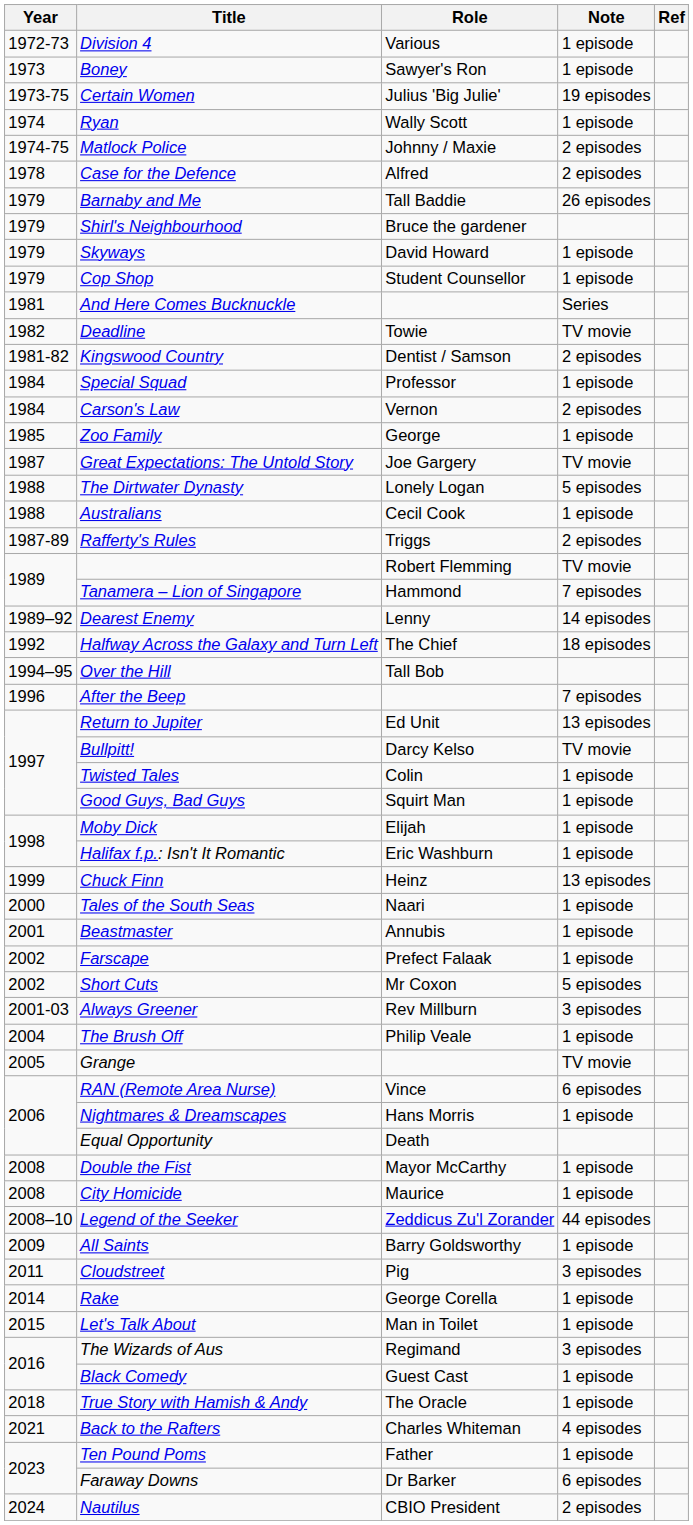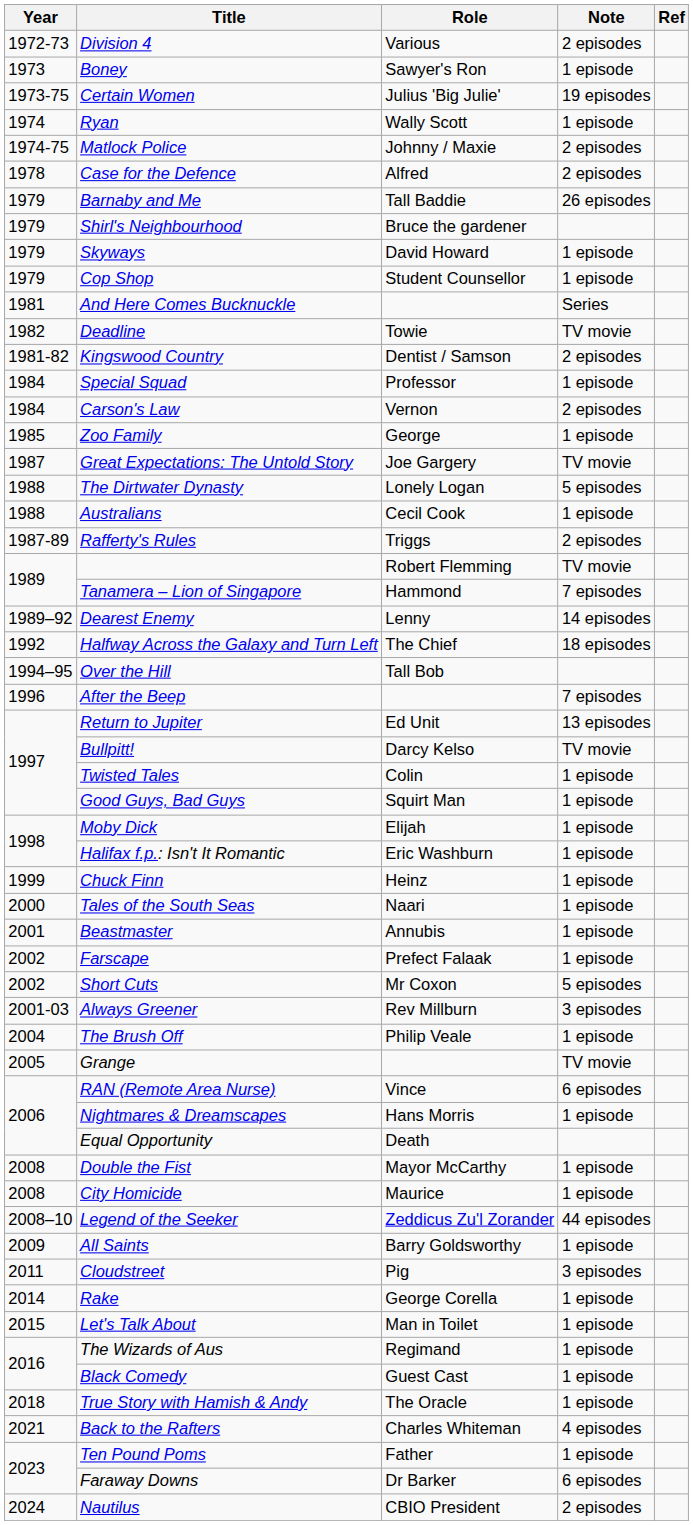(598, 43) 1 episode -> (602, 43) 2 episodes
(606, 880) 13 episodes -> (598, 880) 1 episode
(602, 1350) 3 episodes -> (598, 1350) 1 episode
